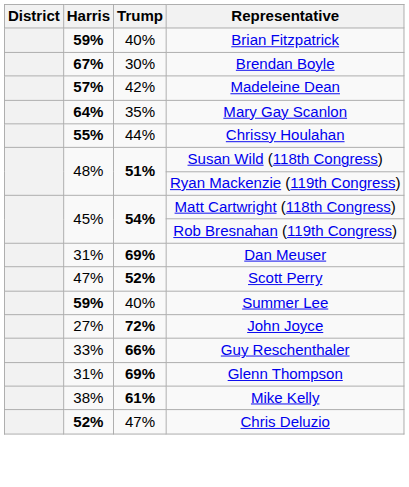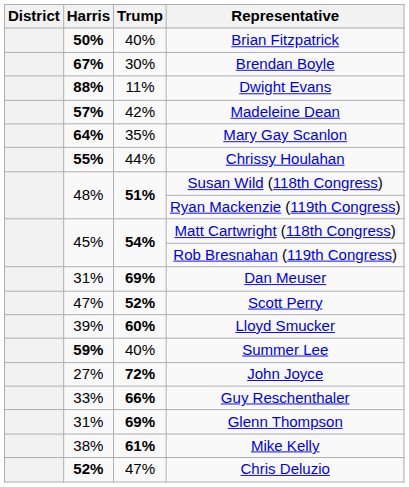(88, 40) 59% -> (88, 40) 50%
+ row: (285, 87)
+ row: (285, 326)
